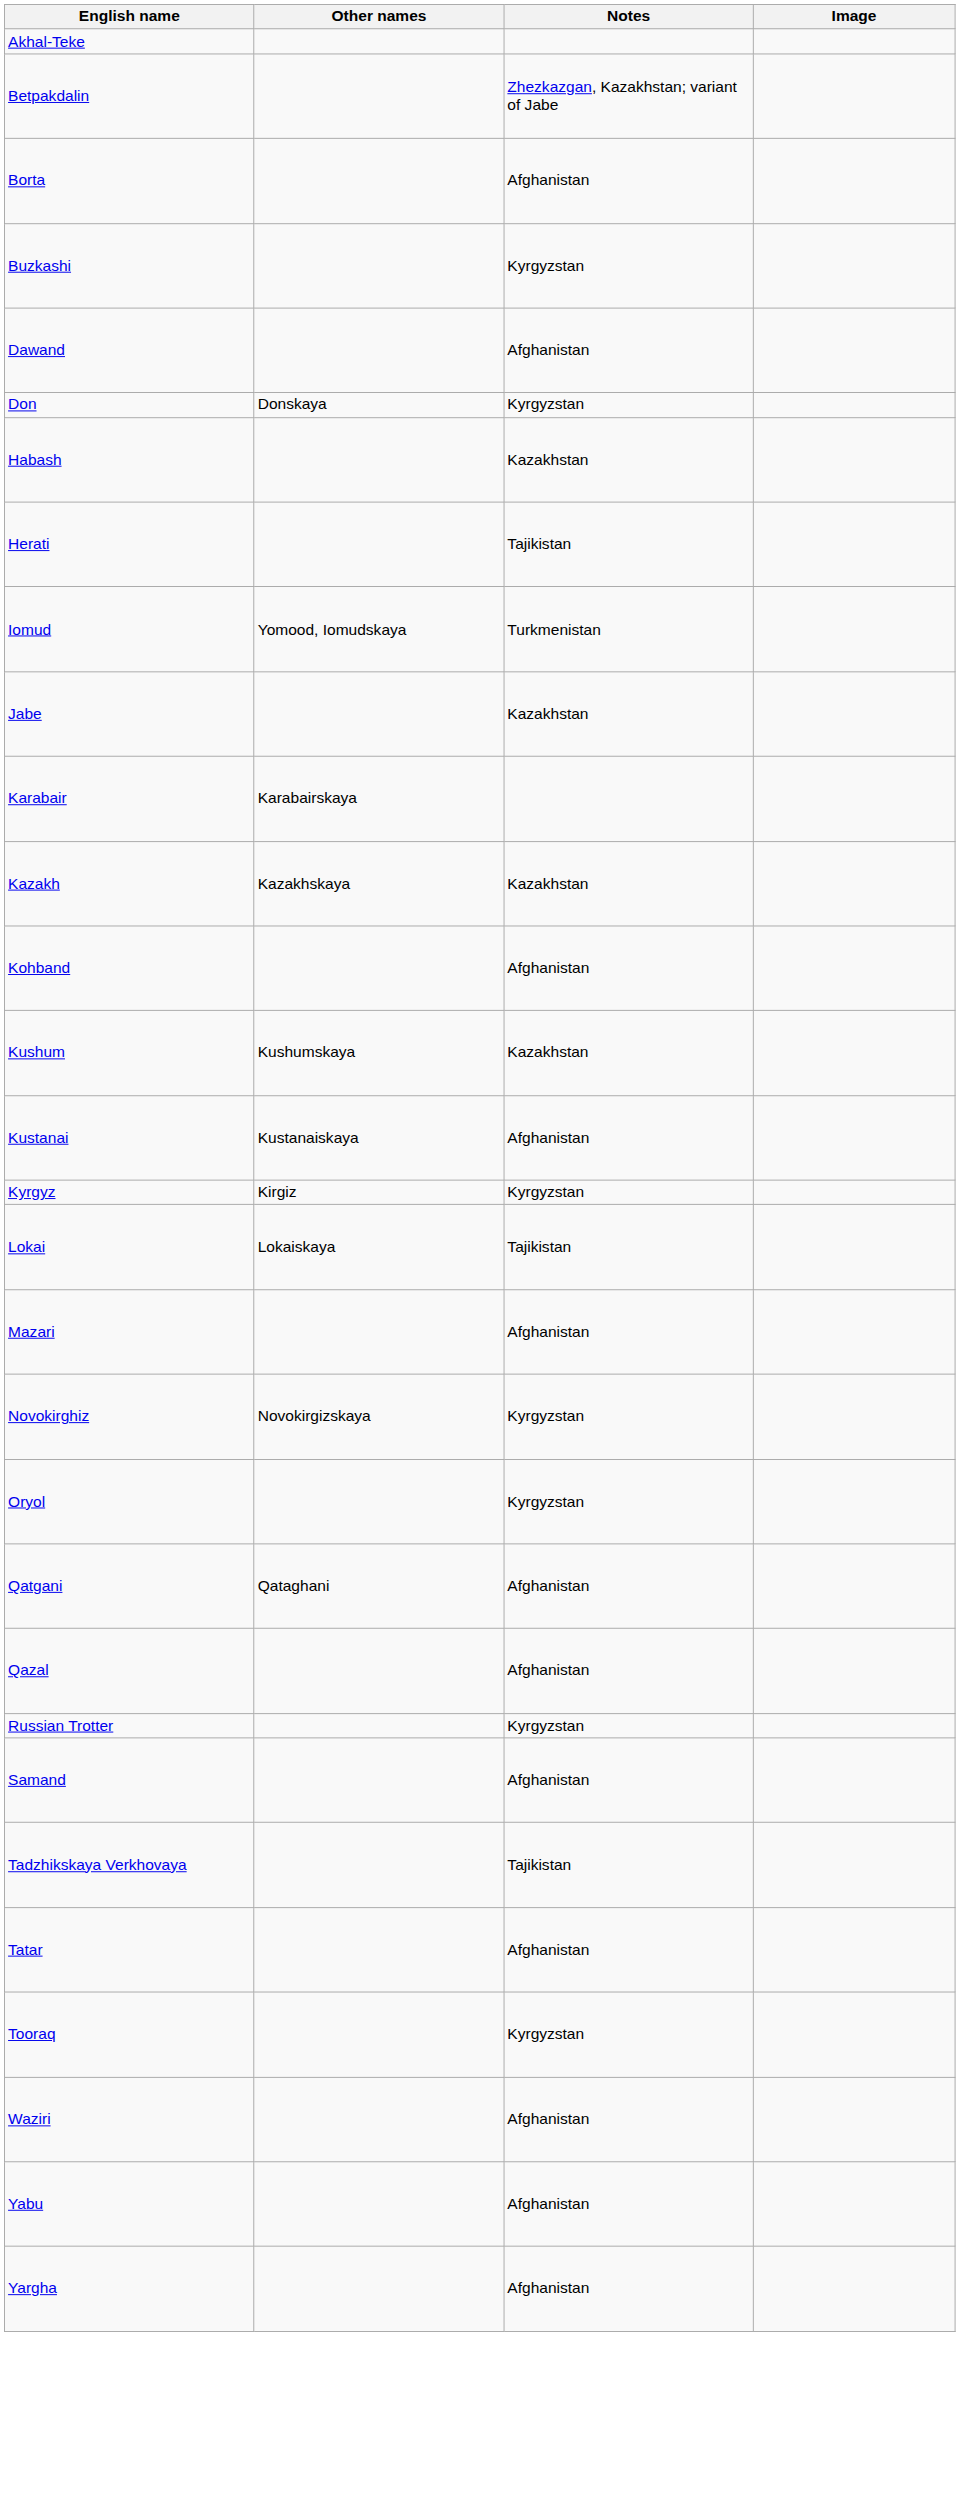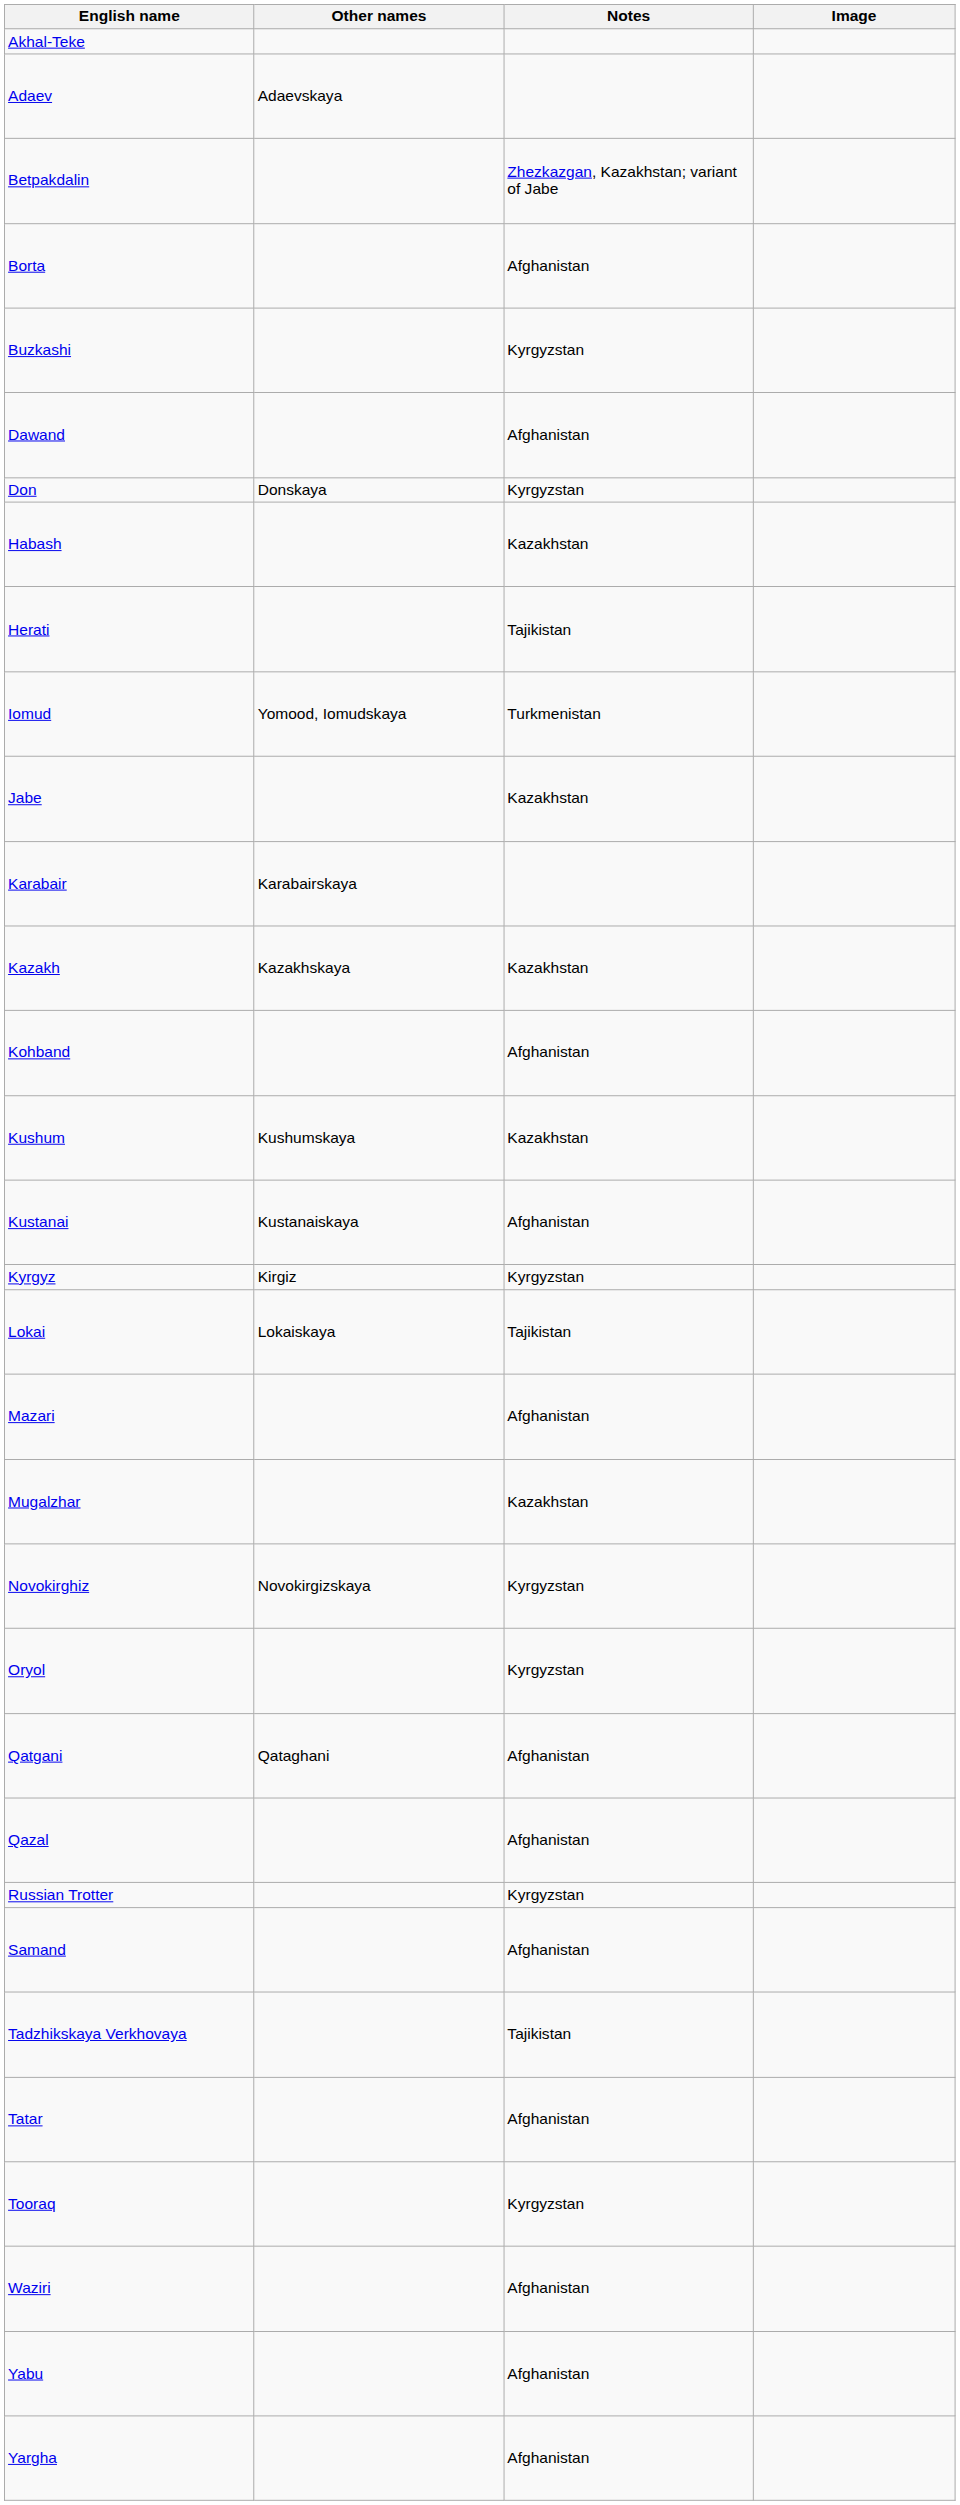+ row: (30, 96)
+ row: (44, 1501)
